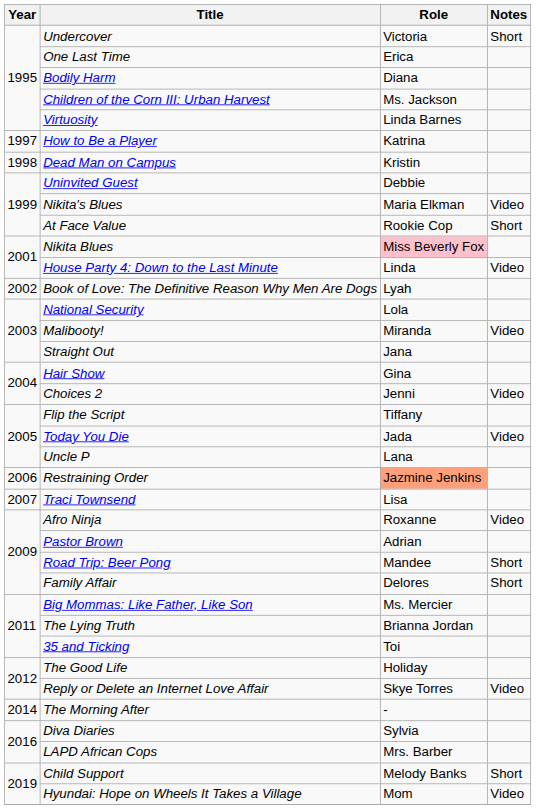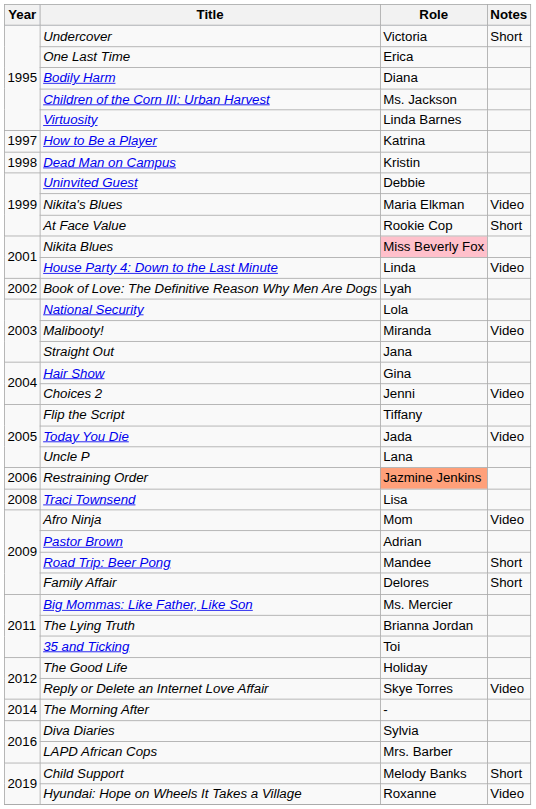(22, 499) 2007 -> (22, 499) 2008
(410, 520) Roxanne -> (398, 520) Mom
(398, 794) Mom -> (410, 794) Roxanne
